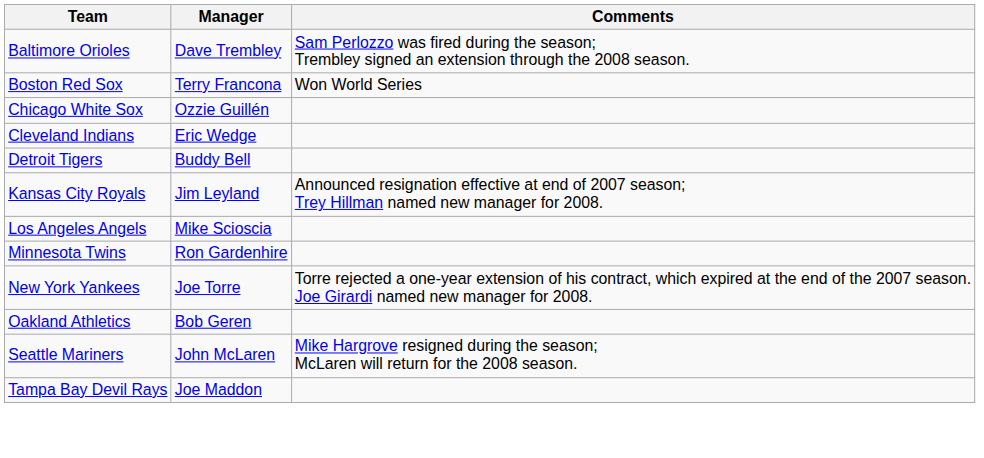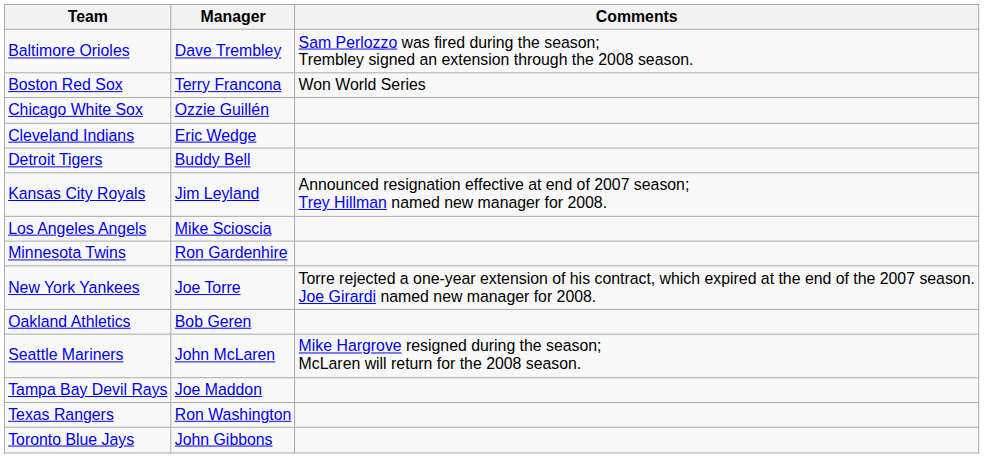+ row: (61, 414)
+ row: (71, 440)
